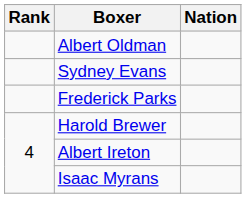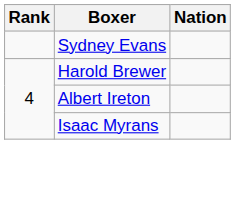- row: (112, 44)
- row: (117, 98)
